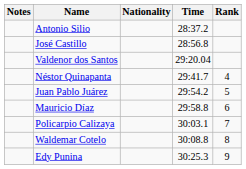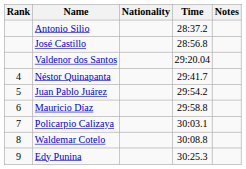columns swapped: (227, 12) <-> (19, 12)
